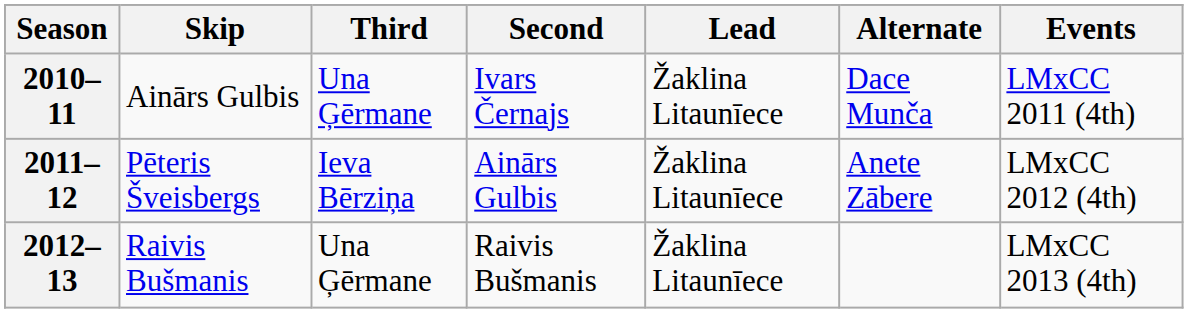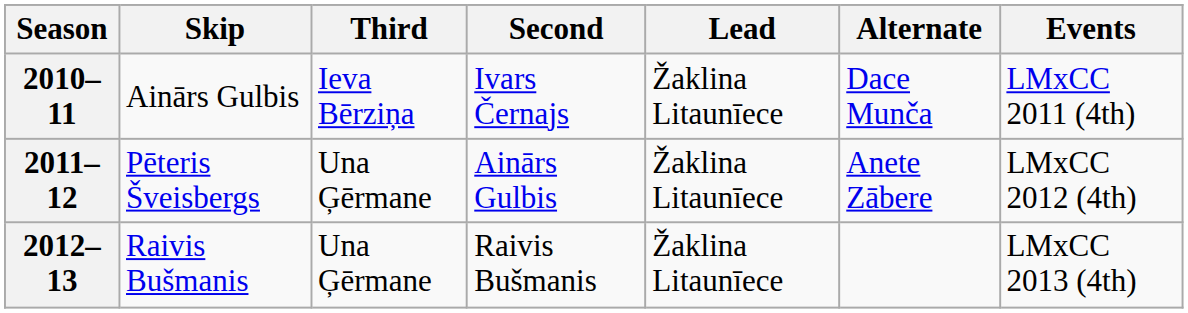(375, 95) Una Ģērmane -> (366, 95) Ieva Bērziņa
(366, 179) Ieva Bērziņa -> (375, 179) Una Ģērmane
